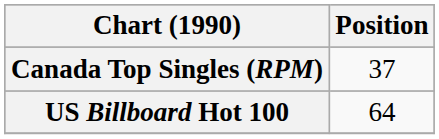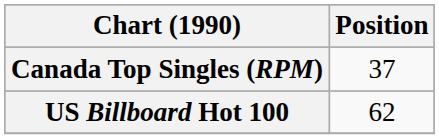(382, 111) 64 -> (382, 111) 62
